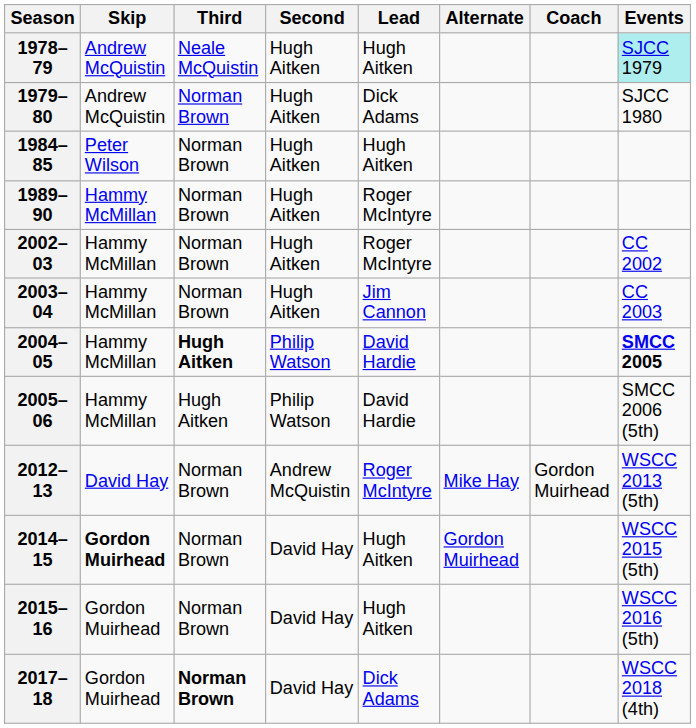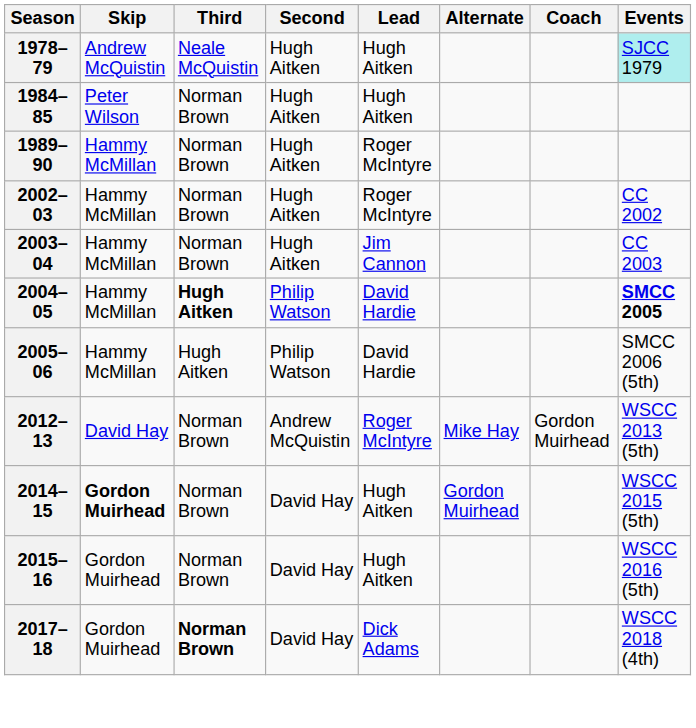- row: (43, 106)
